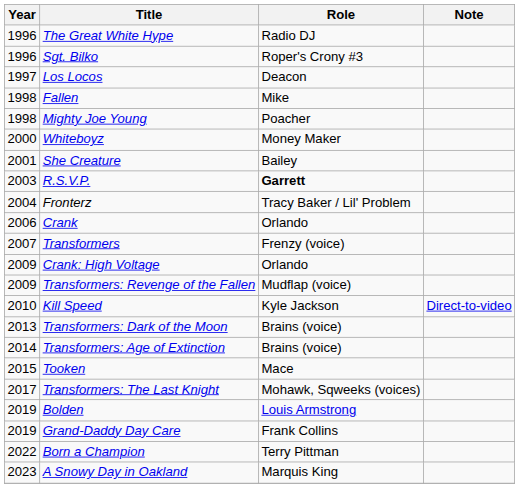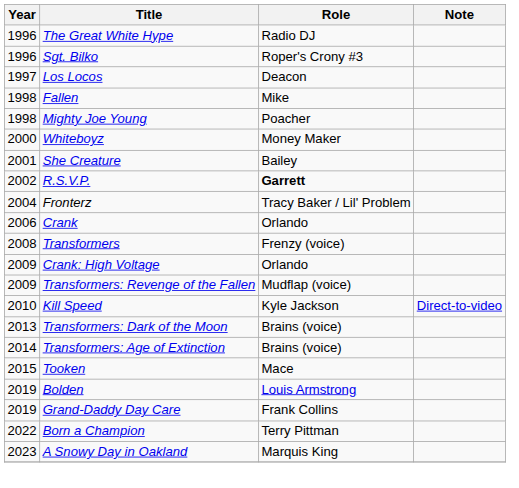(22, 181) 2003 -> (22, 181) 2002
(22, 243) 2007 -> (22, 243) 2008
- row: (131, 389)
